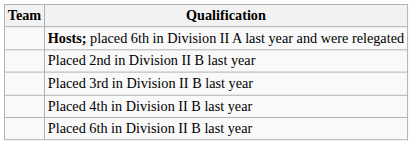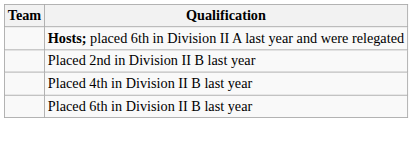- row: (150, 83)
